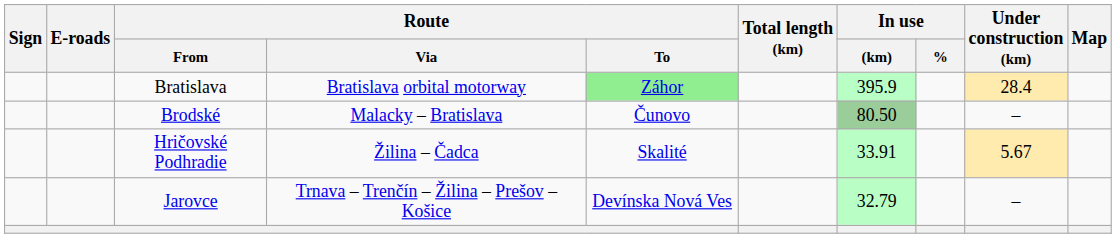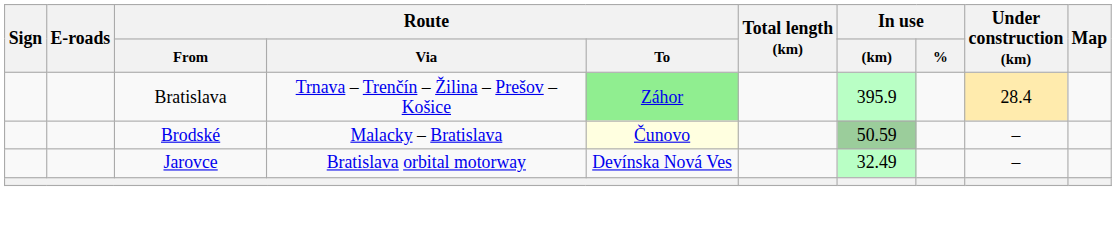(426, 86) Bratislava orbital motorway -> (426, 96) Trnava – Trenčín – Žilina – Prešov – Košice
(662, 114) no background -> (662, 134) lightyellow background
(877, 114) 80.50 -> (877, 134) 50.59
- row: (191, 153)
(426, 201) Trnava – Trenčín – Žilina – Prešov – Košice -> (426, 163) Bratislava orbital motorway
(877, 201) 32.79 -> (877, 163) 32.49
